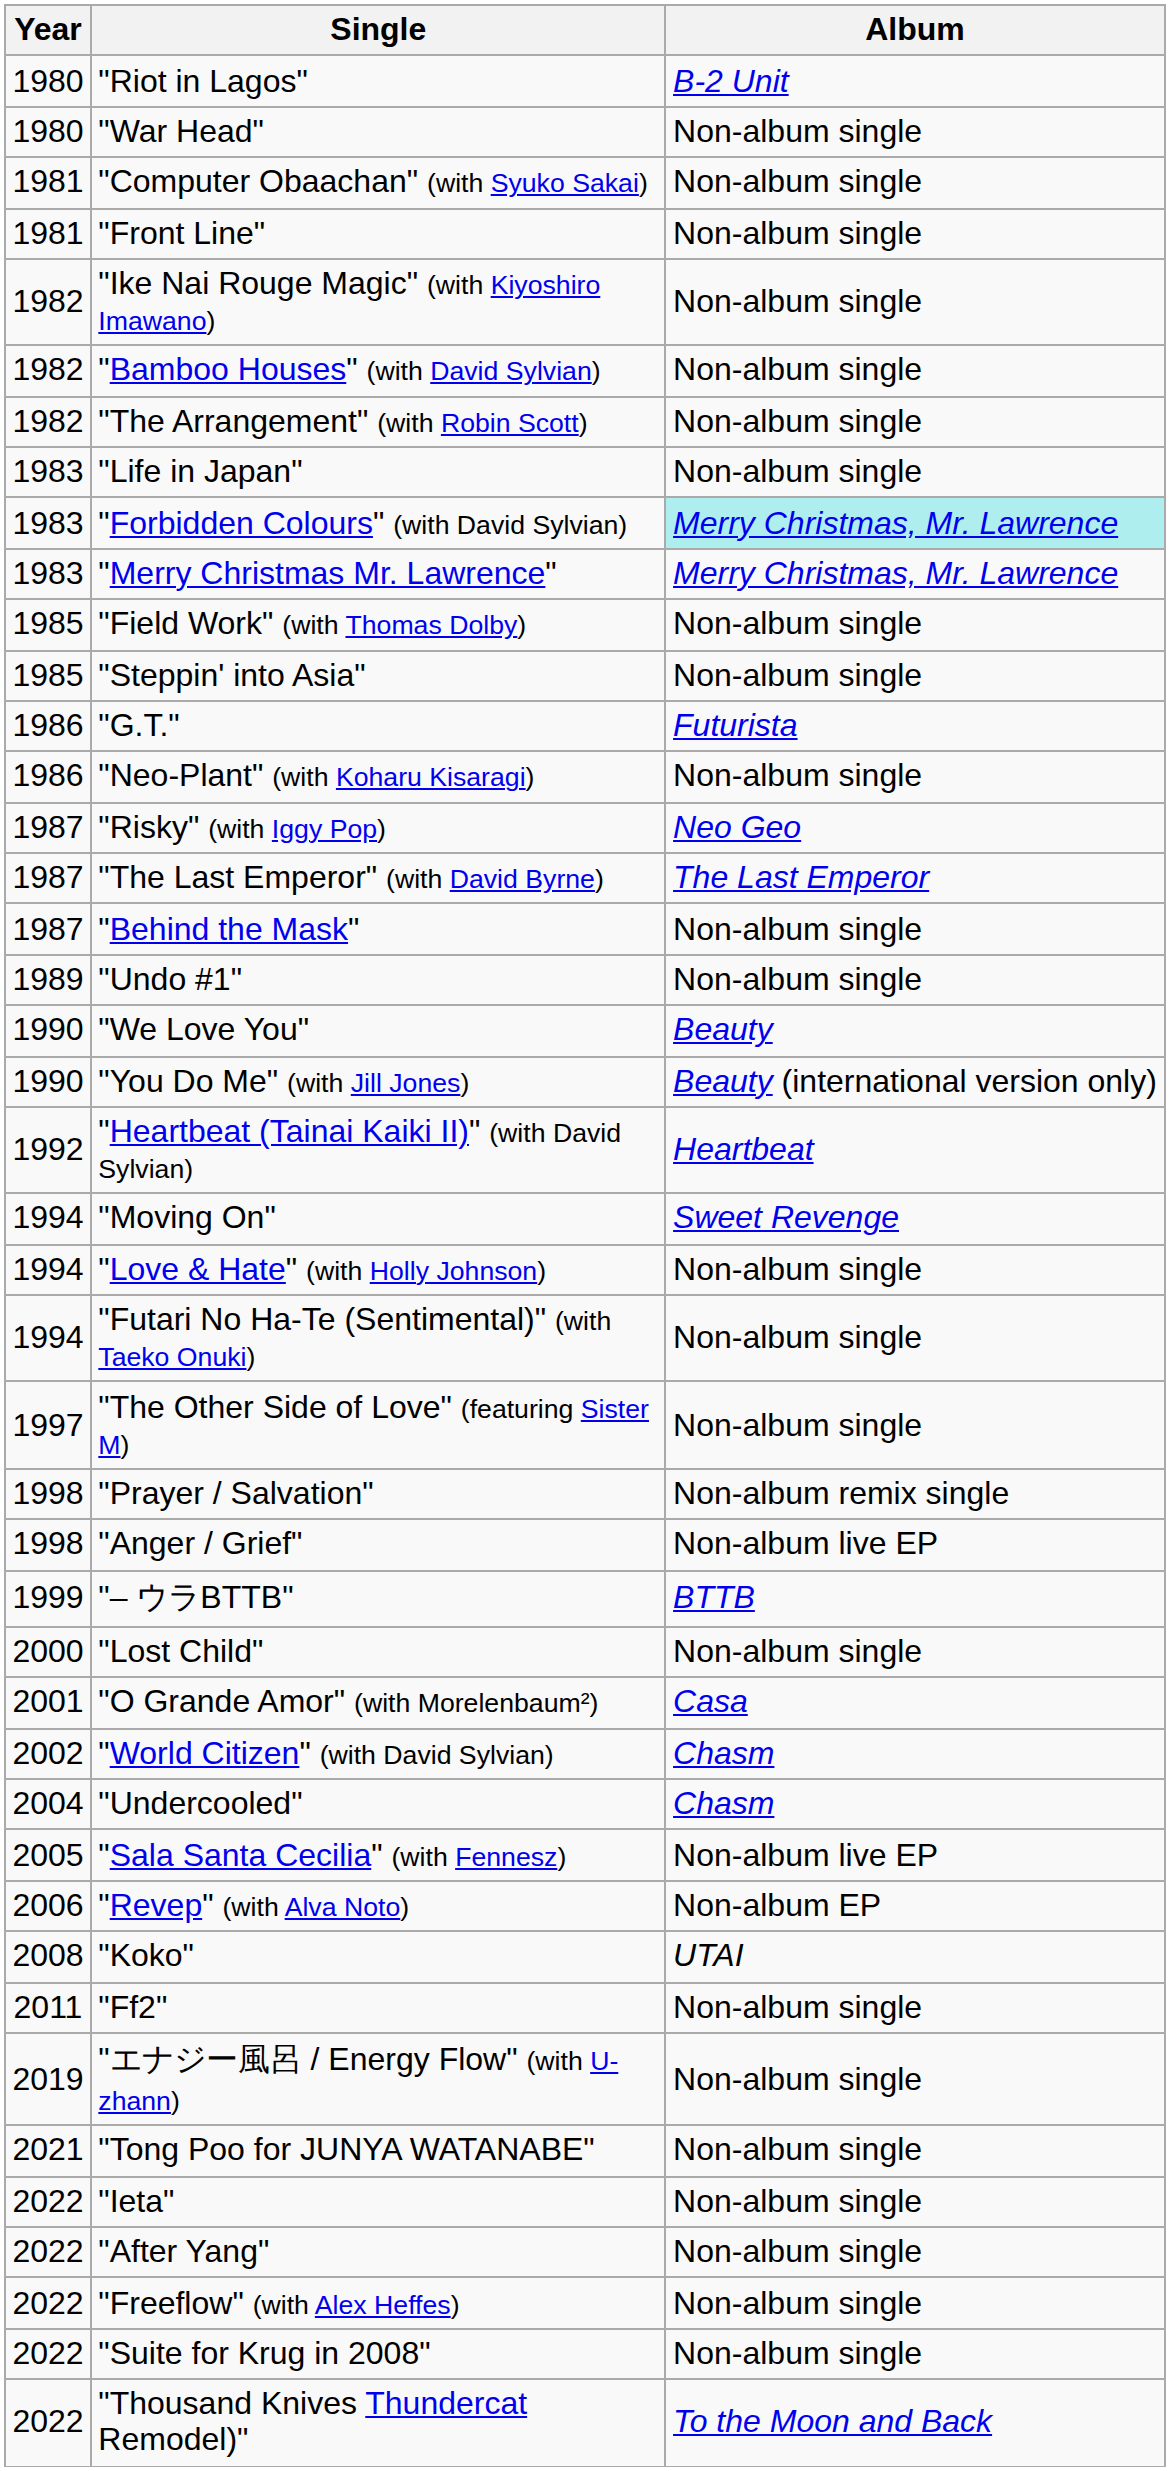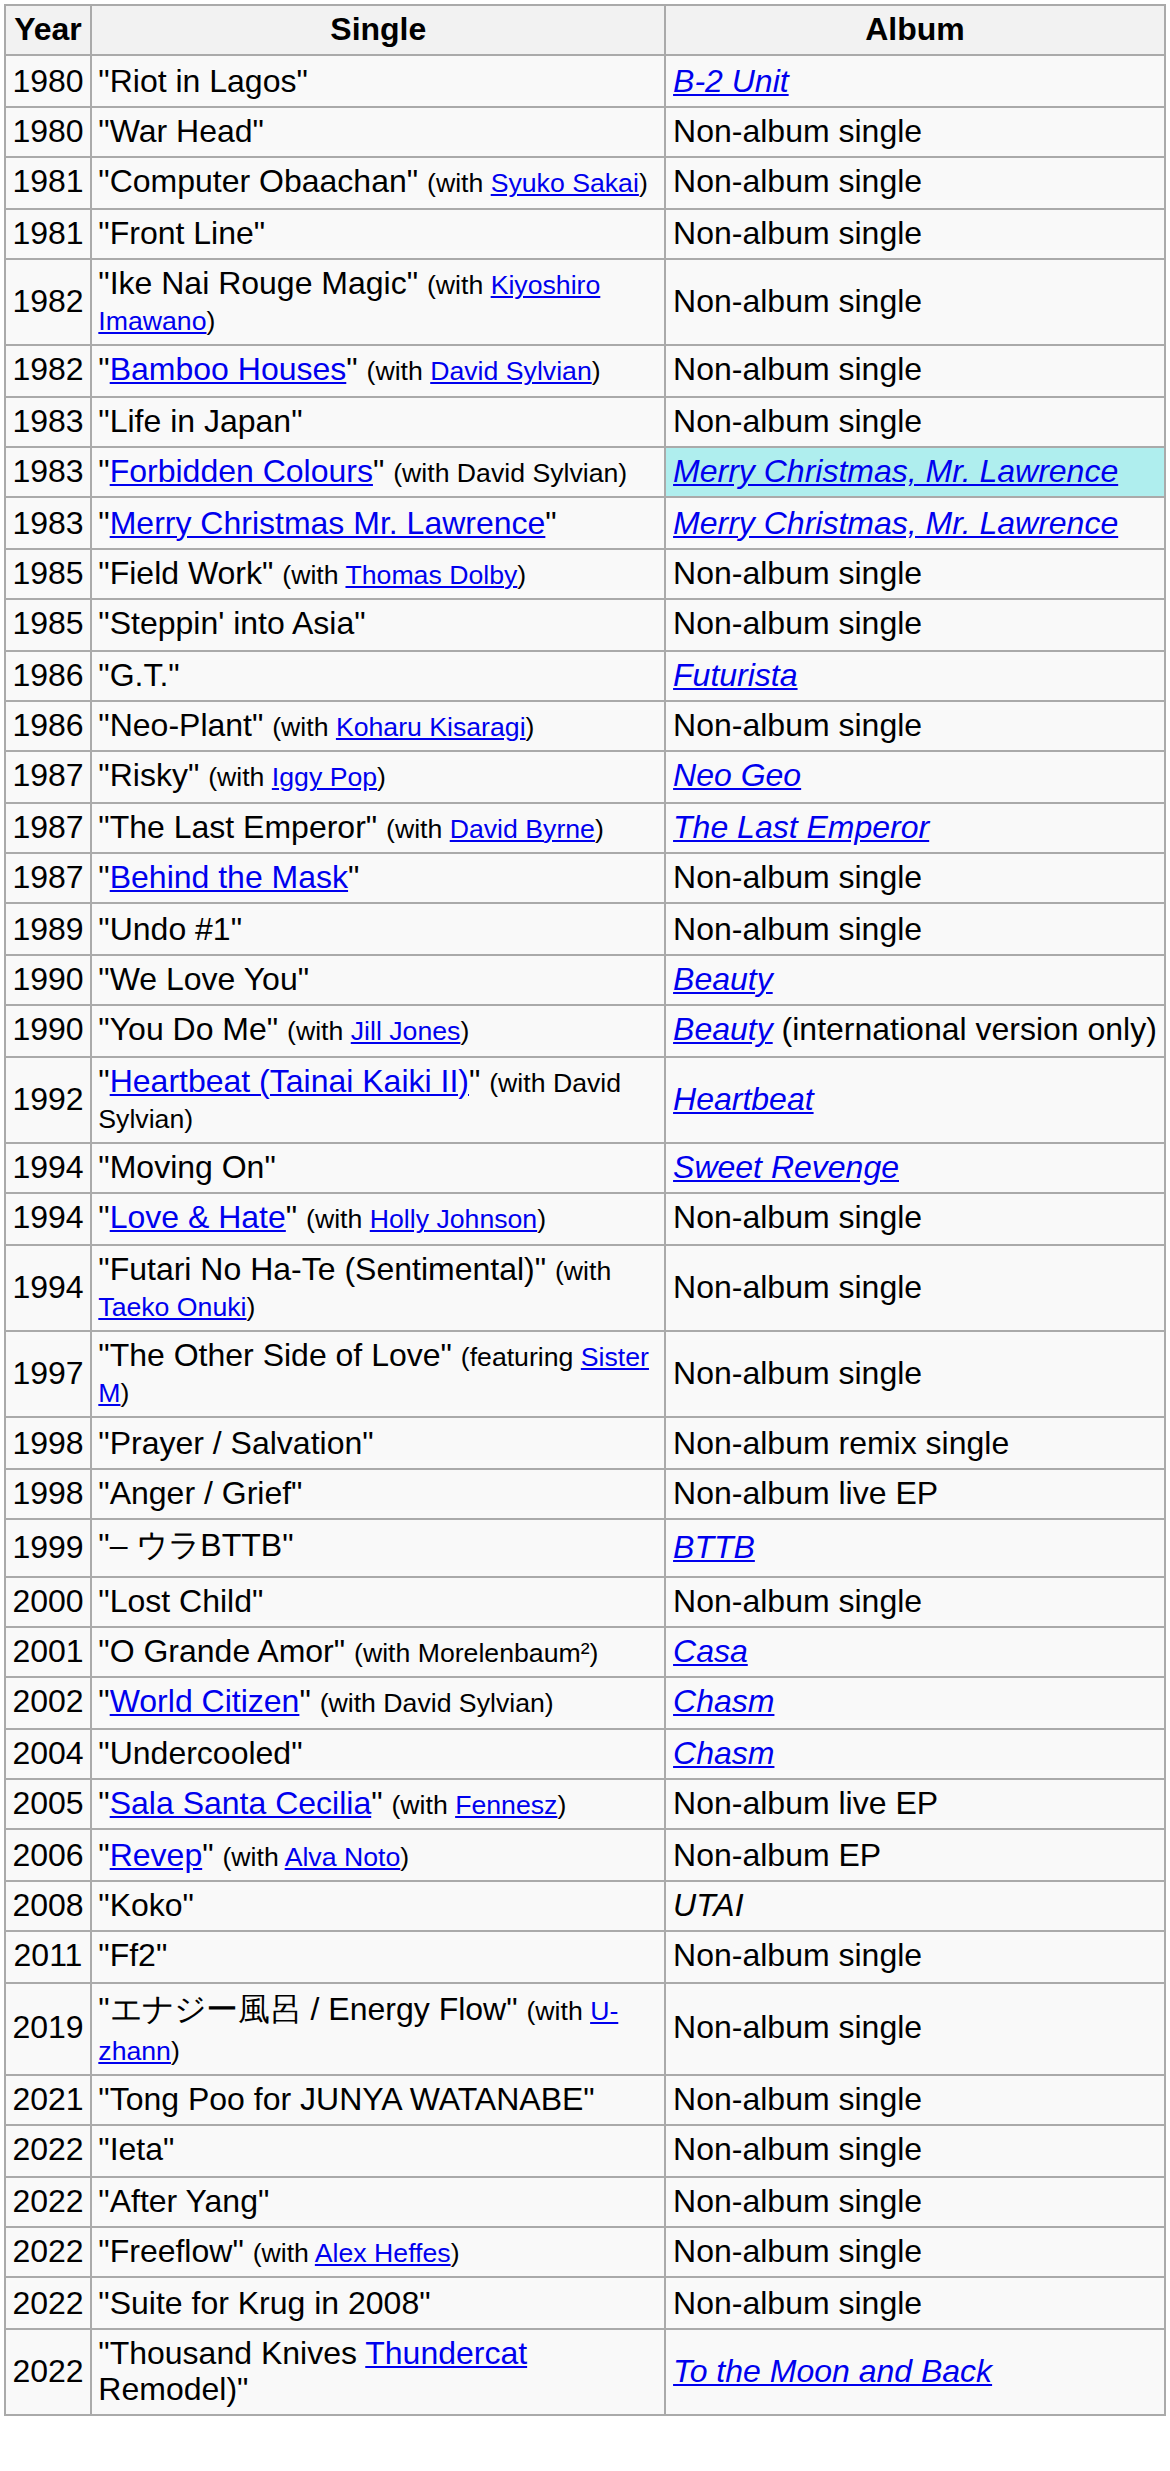- row: (343, 421)
